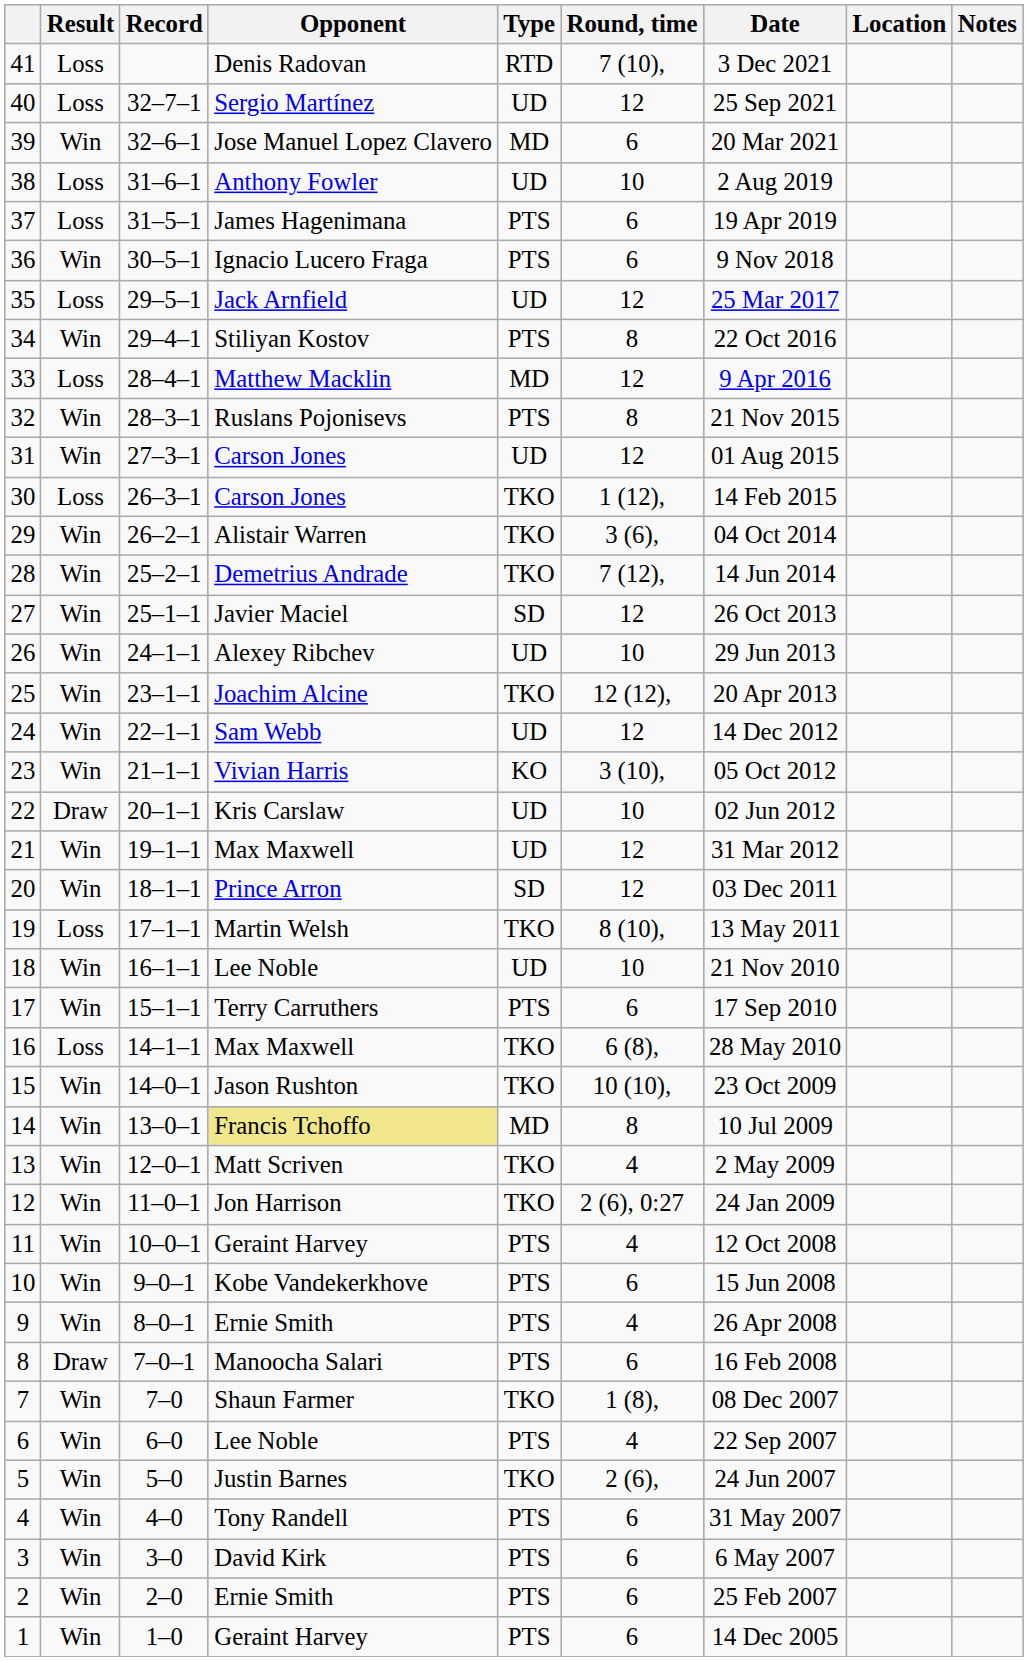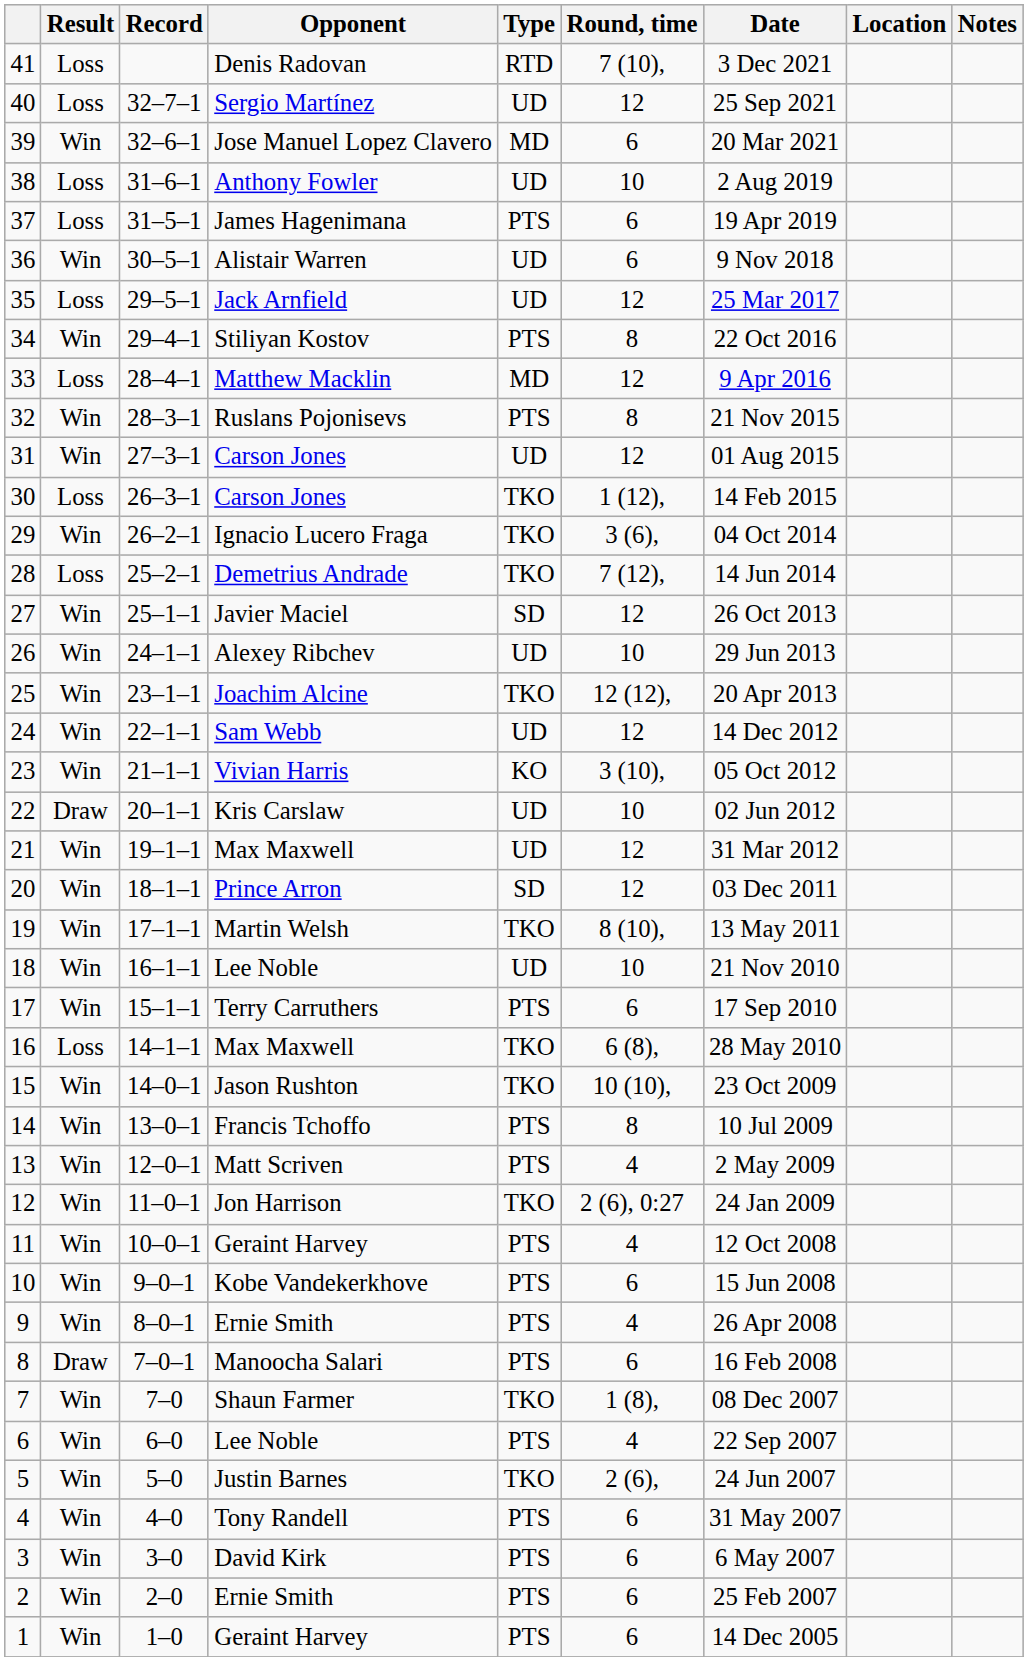(321, 260) Ignacio Lucero Fraga -> (290, 260) Alistair Warren
(529, 260) PTS -> (529, 260) UD
(290, 535) Alistair Warren -> (321, 535) Ignacio Lucero Fraga
(80, 574) Win -> (80, 574) Loss
(80, 928) Loss -> (80, 928) Win
(292, 1125) khaki background -> (292, 1125) no background
(529, 1125) MD -> (529, 1125) PTS
(529, 1164) TKO -> (529, 1164) PTS
